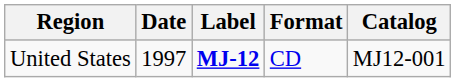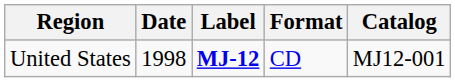(164, 58) 1997 -> (164, 58) 1998
